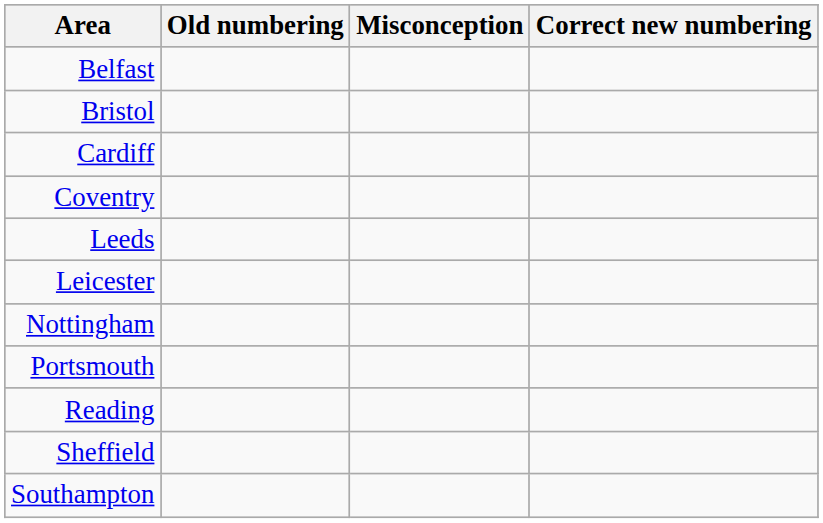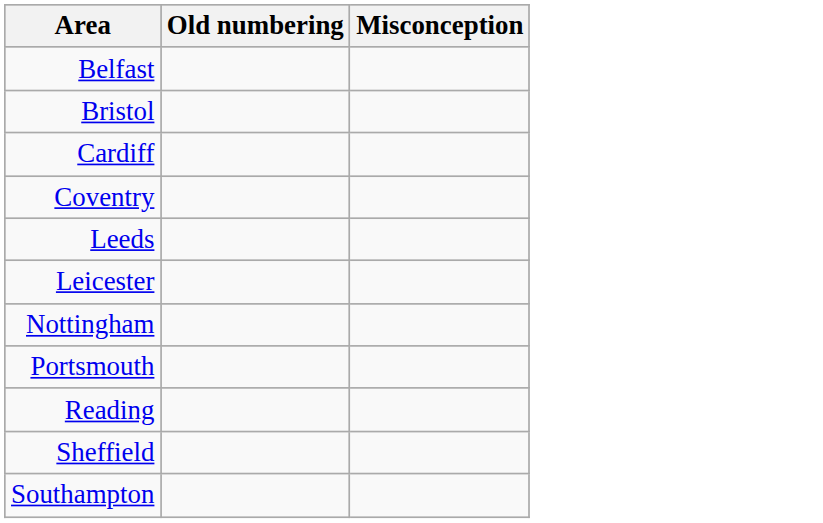- column: (674, 25)
